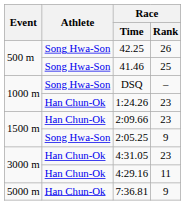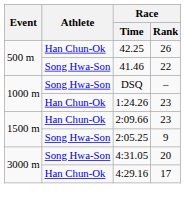(77, 49) Song Hwa-Son -> (75, 49) Han Chun-Ok
(166, 67) 25 -> (166, 67) 22
(75, 156) Han Chun-Ok -> (77, 156) Song Hwa-Son
(166, 156) 23 -> (166, 156) 20
(166, 174) 11 -> (166, 174) 17
- row: (132, 191)
